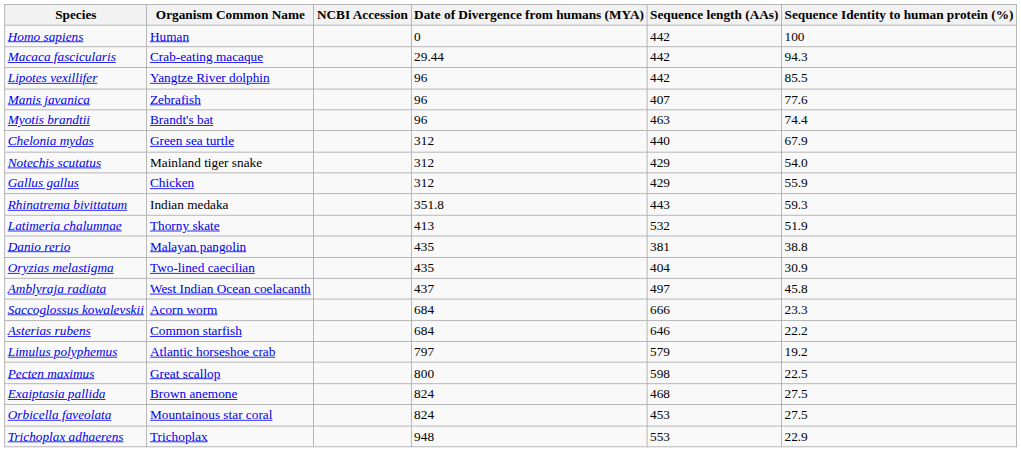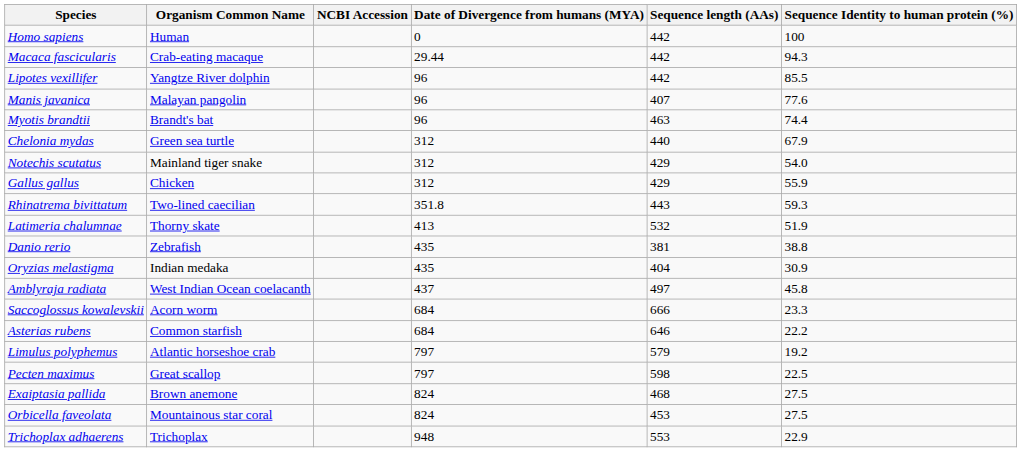(175, 99) Zebrafish -> (198, 99) Malayan pangolin
(189, 204) Indian medaka -> (202, 204) Two-lined caecilian
(198, 246) Malayan pangolin -> (175, 246) Zebrafish
(202, 267) Two-lined caecilian -> (189, 267) Indian medaka
(424, 373) 800 -> (424, 373) 797
